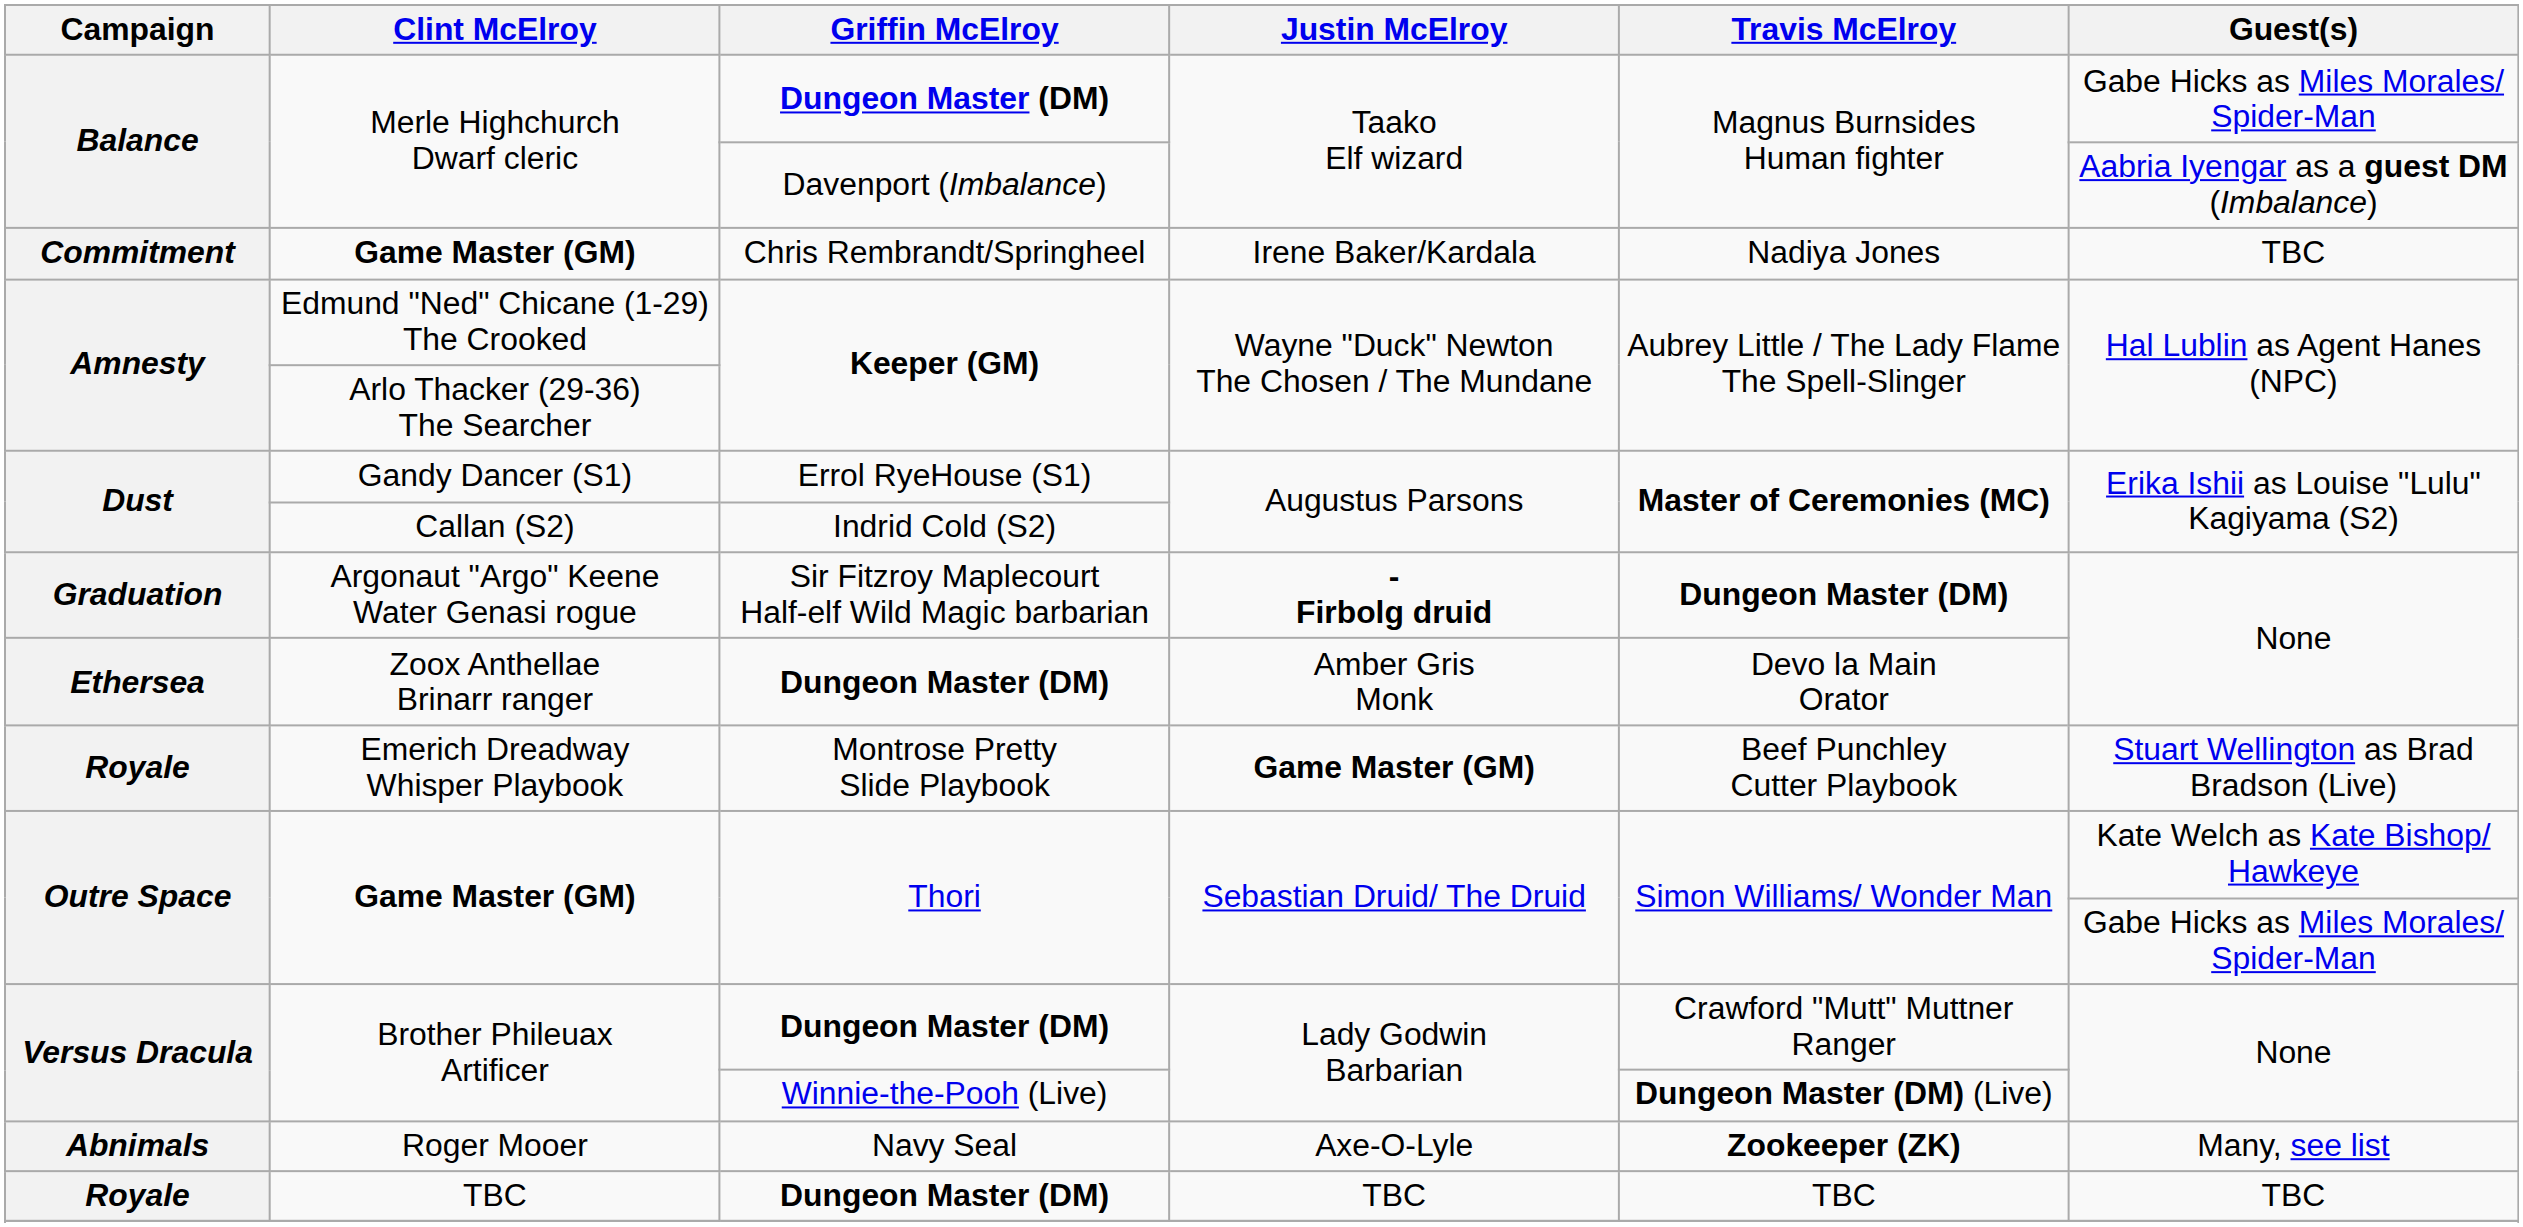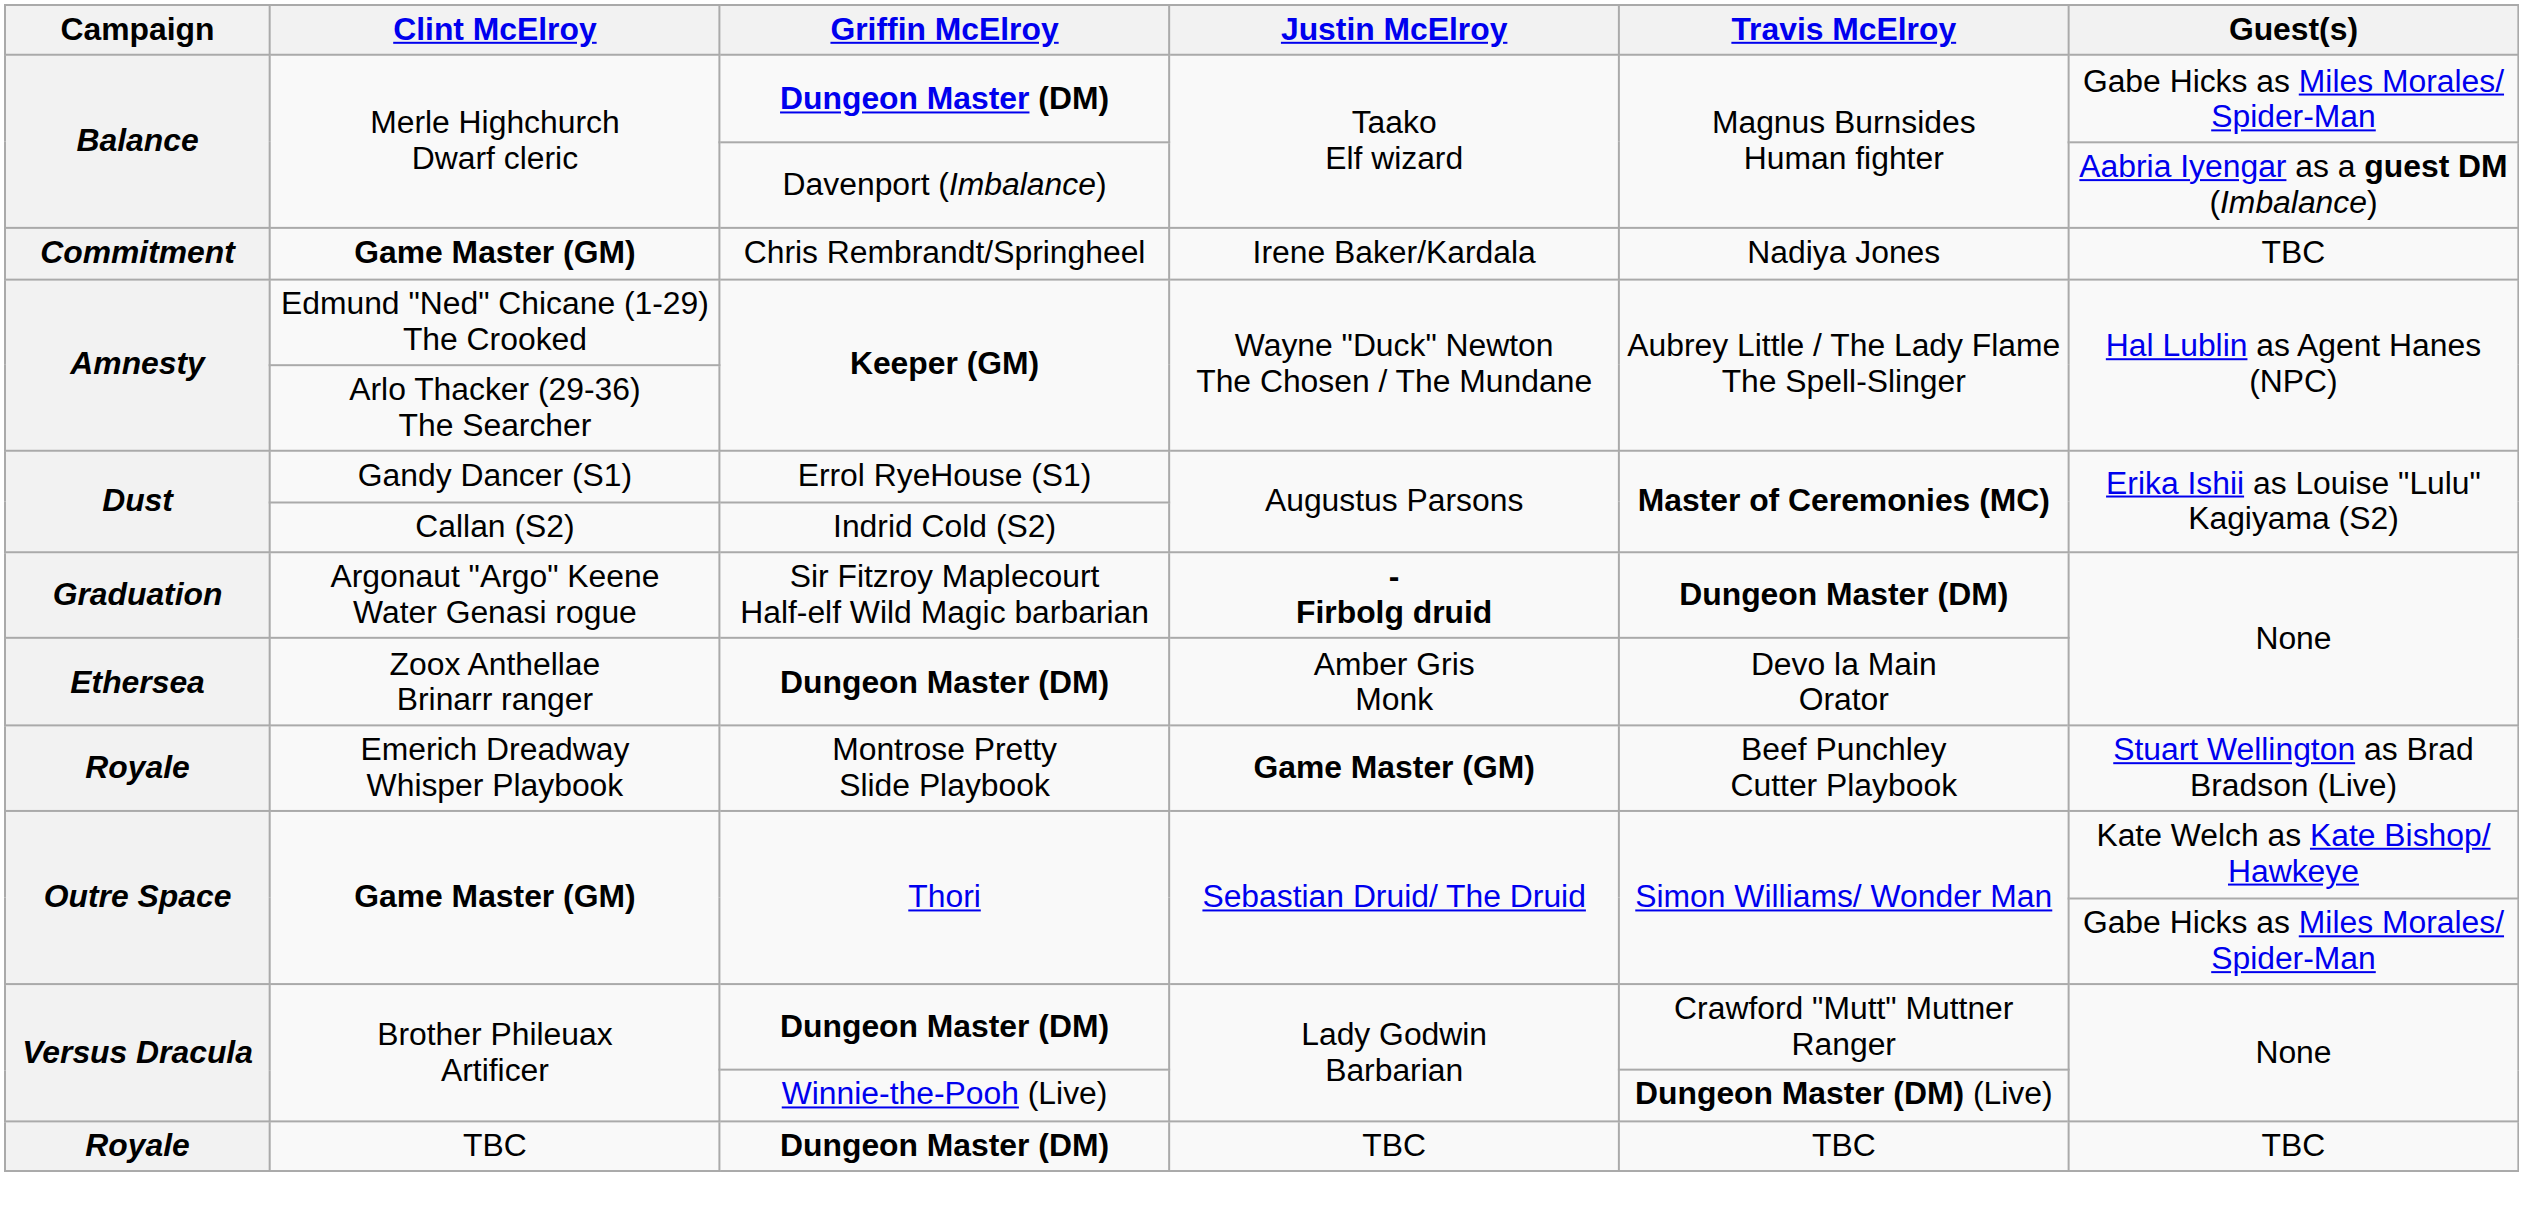- row: (495, 1145)
